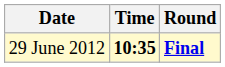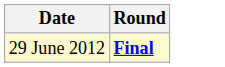- column: (135, 18)
